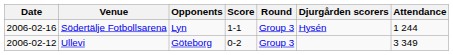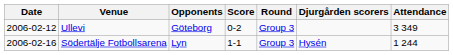rows swapped: (73, 43) <-> (114, 27)
